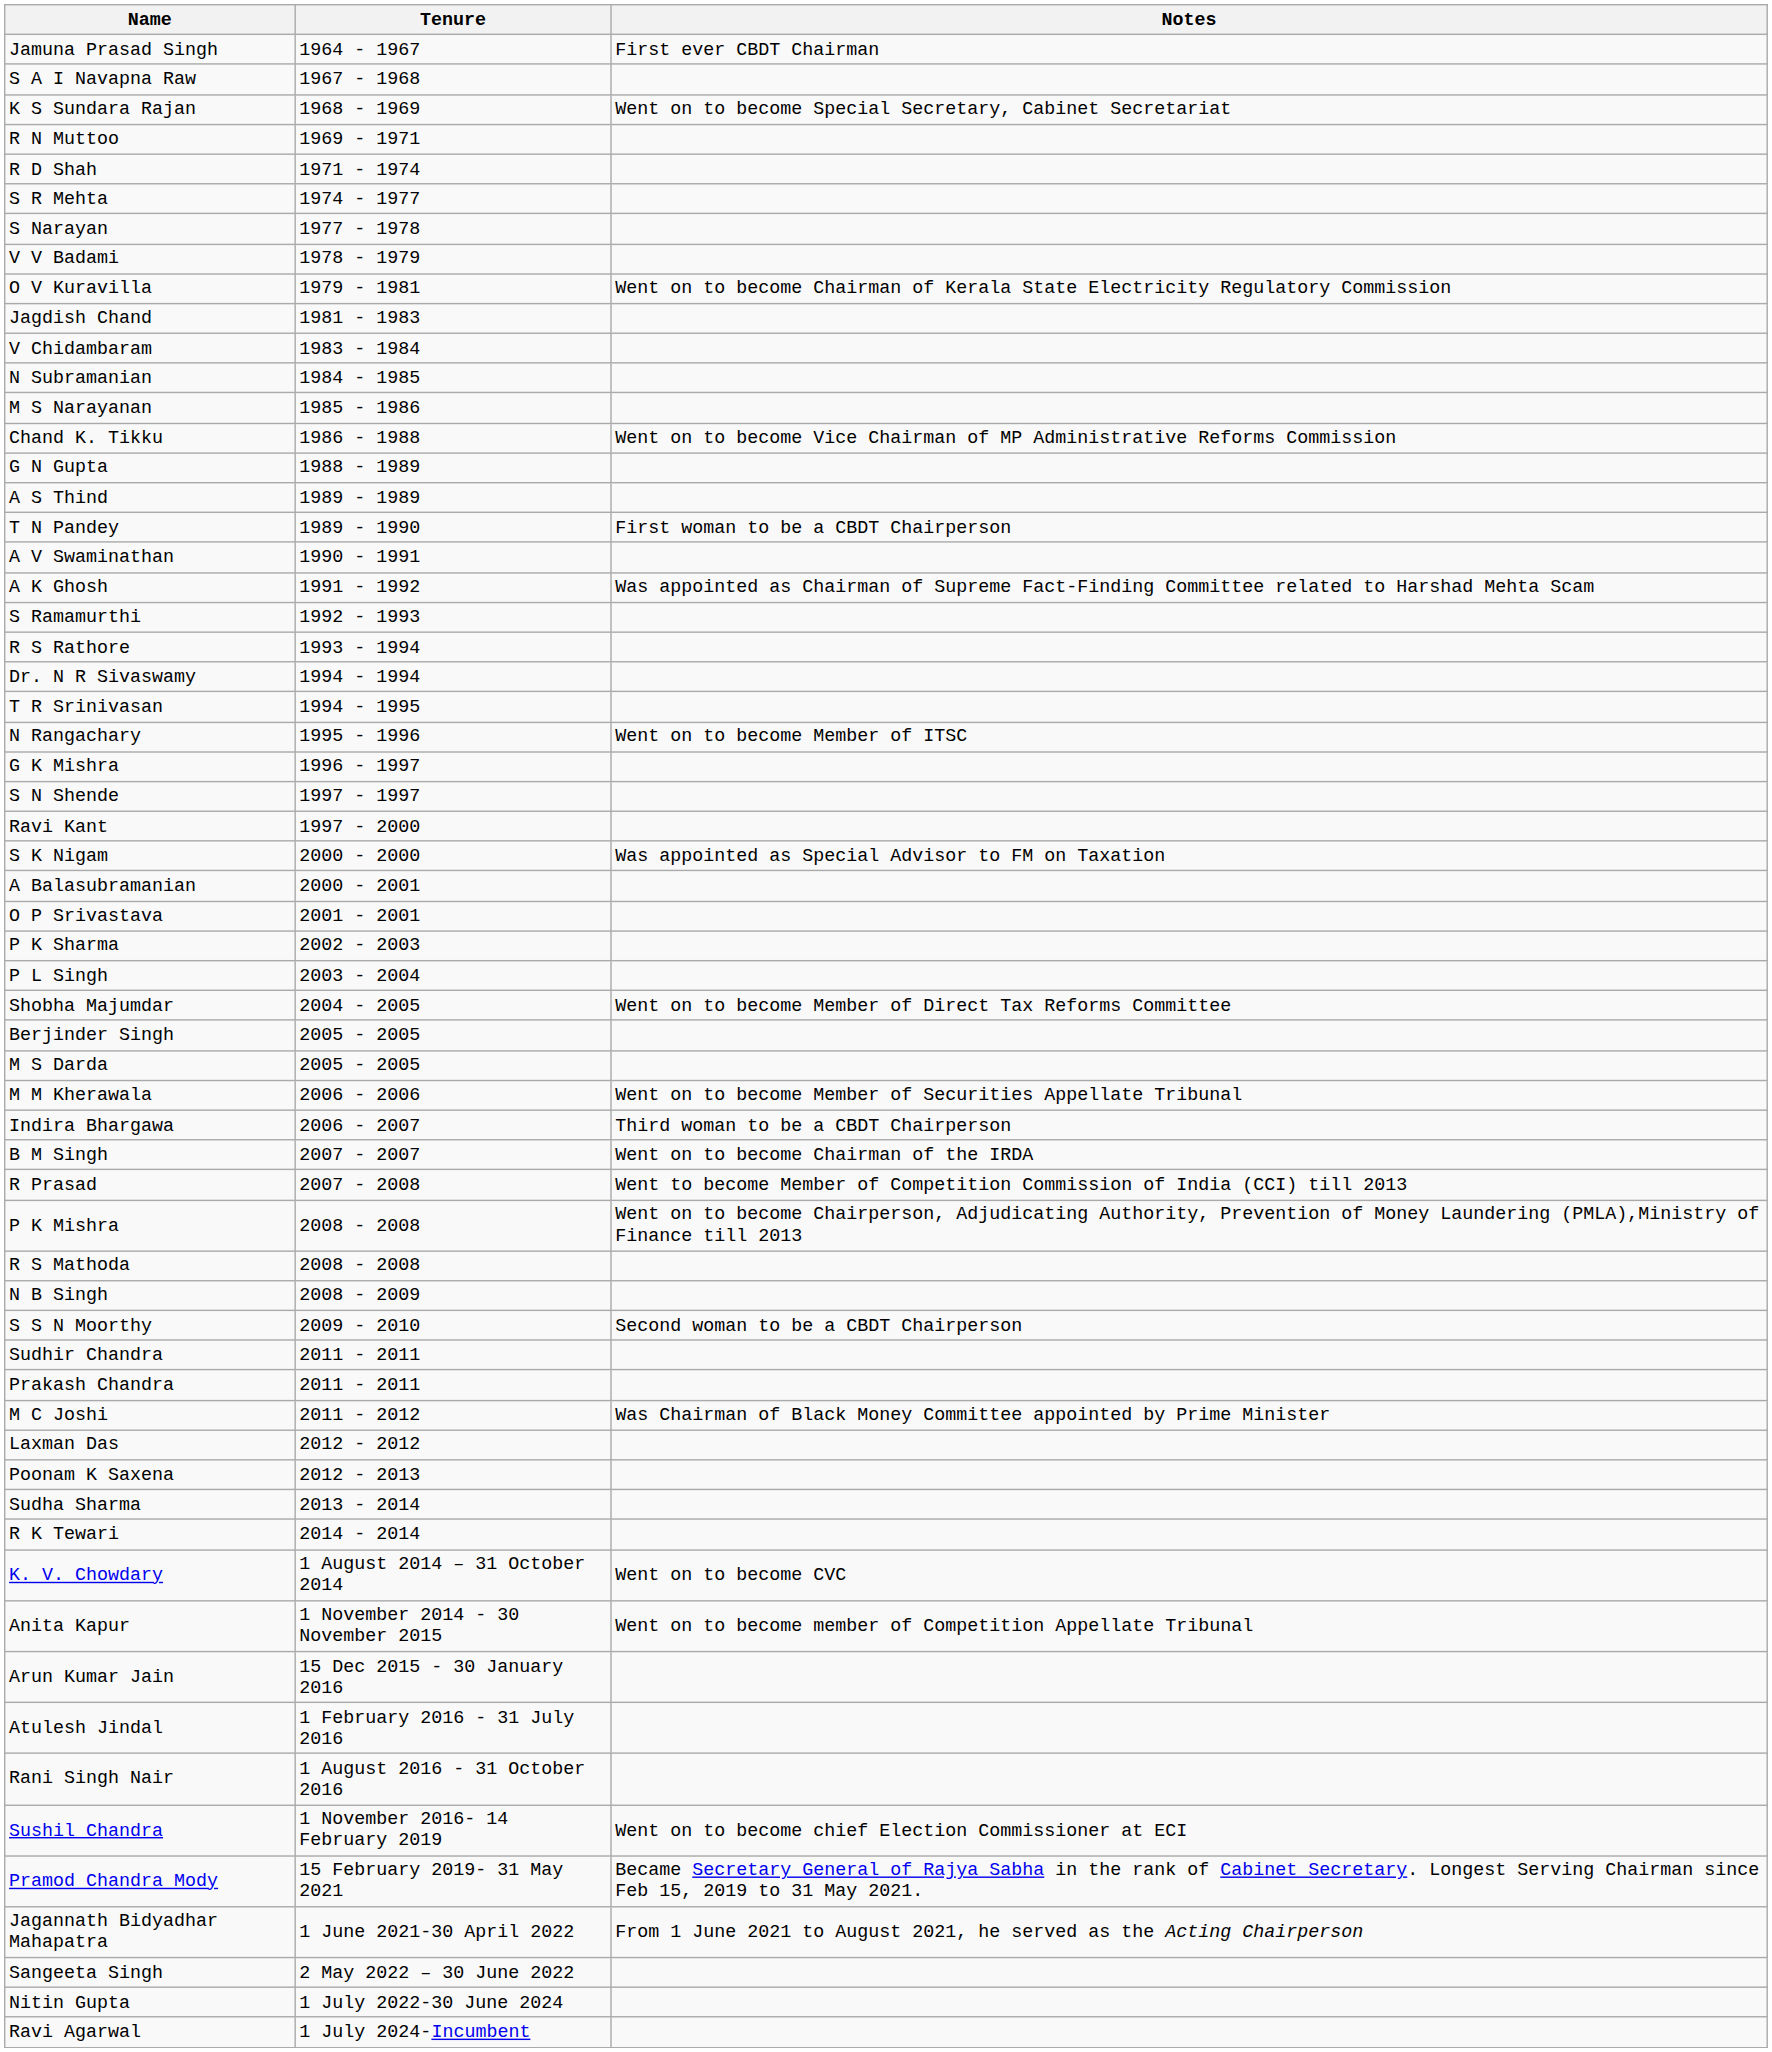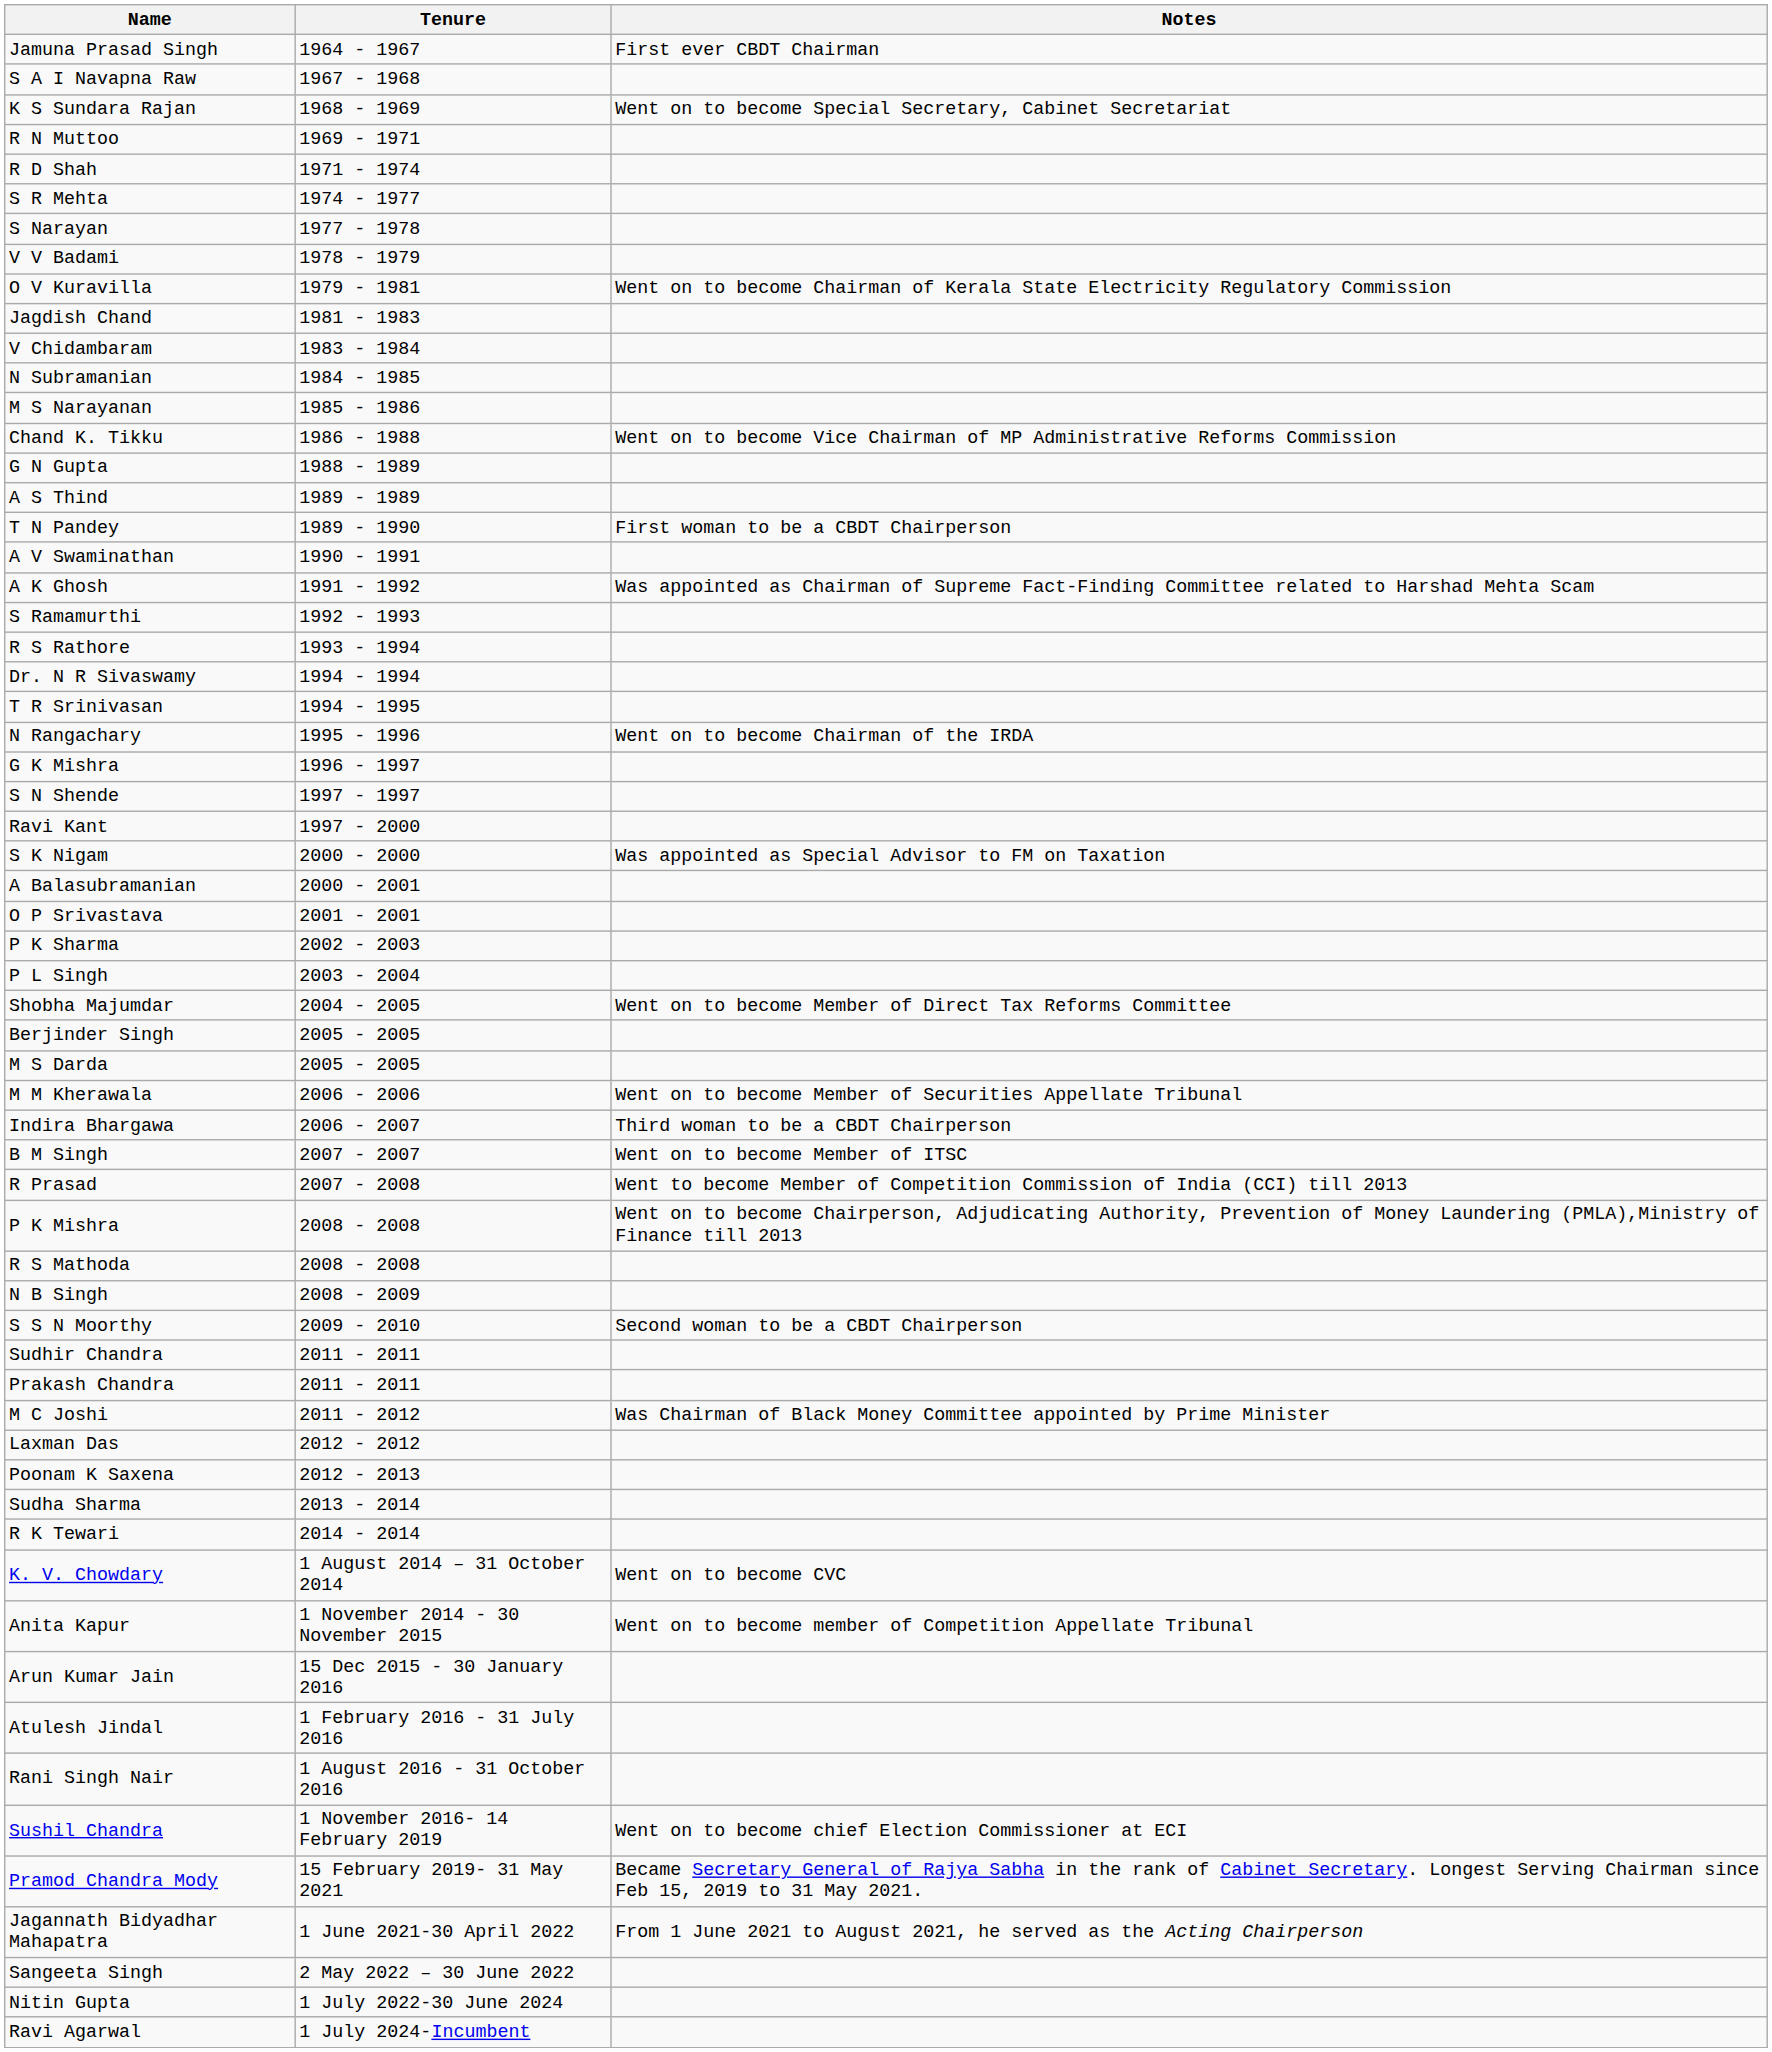(791, 737) Went on to become Member of ITSC -> (824, 737) Went on to become Chairman of the IRDA
(824, 1155) Went on to become Chairman of the IRDA -> (791, 1155) Went on to become Member of ITSC
